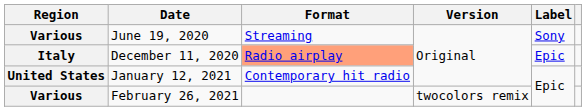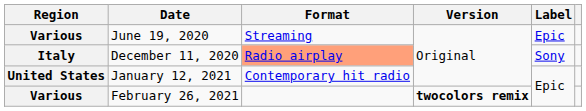(550, 35) Sony -> (550, 35) Epic
(550, 55) Epic -> (550, 55) Sony
(472, 96) normal -> (472, 96) bold
